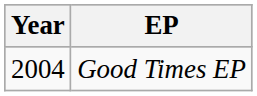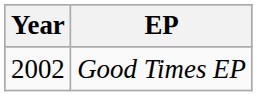(38, 68) 2004 -> (38, 68) 2002
